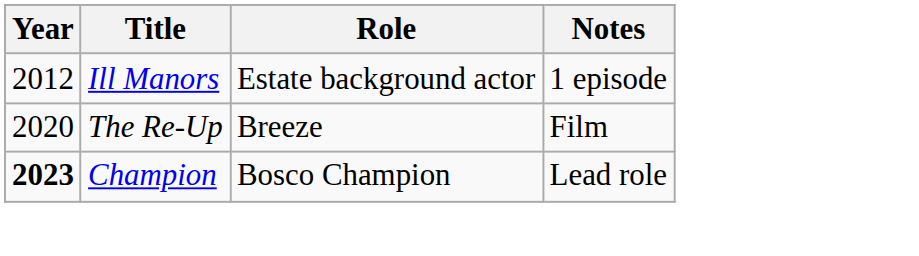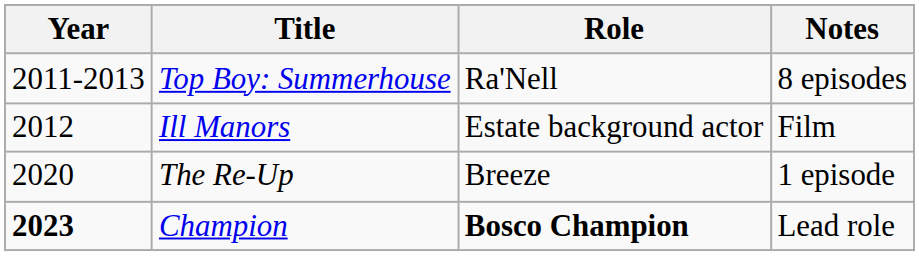+ row: (305, 77)
(608, 77) 1 episode -> (807, 126) Film
(579, 126) Film -> (836, 175) 1 episode
(344, 175) normal -> (577, 224) bold
